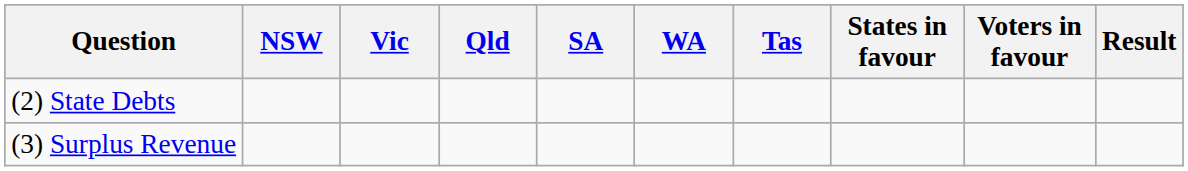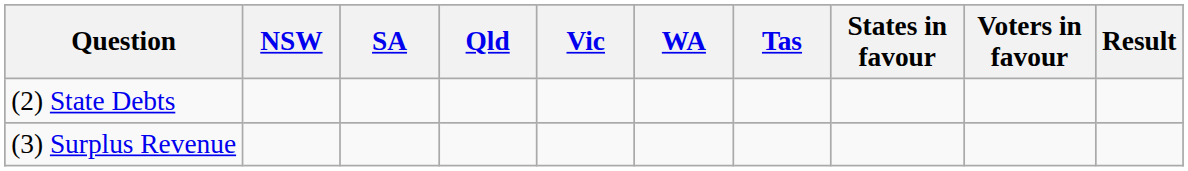columns swapped: (390, 41) <-> (586, 41)
